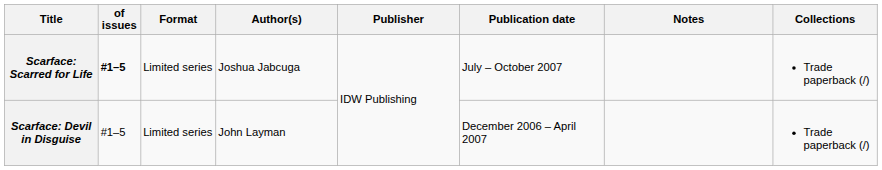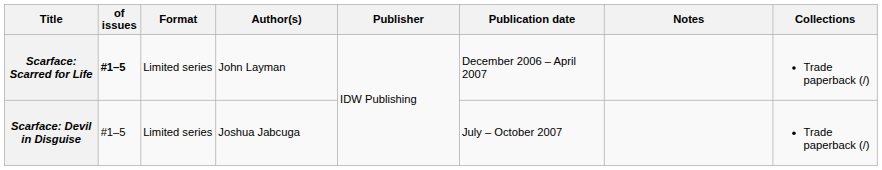(259, 67) Joshua Jabcuga -> (252, 67) John Layman
(512, 67) July – October 2007 -> (519, 67) December 2006 – April 2007
(252, 132) John Layman -> (259, 132) Joshua Jabcuga
(519, 132) December 2006 – April 2007 -> (512, 132) July – October 2007
